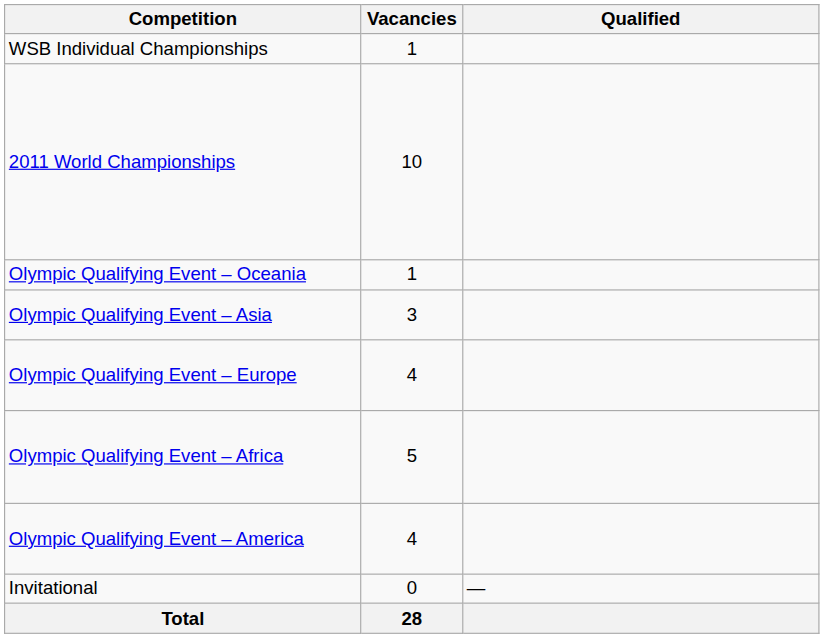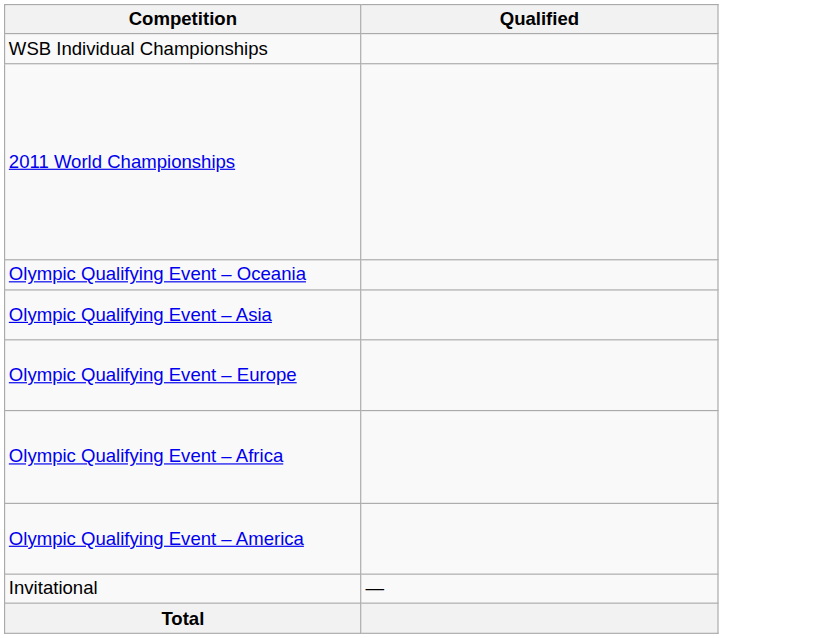- column: (412, 19)
